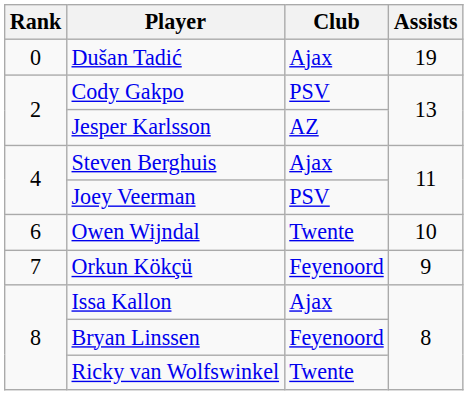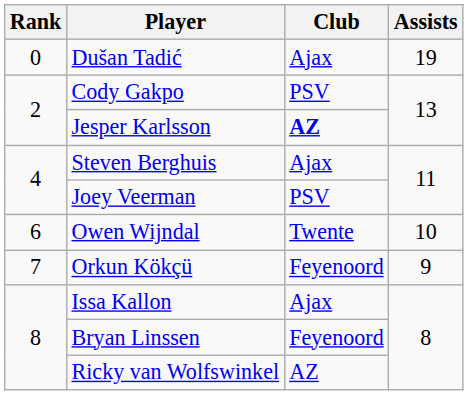(304, 127) normal -> (305, 127) bold
(322, 372) Twente -> (304, 372) AZ
